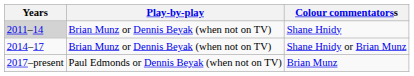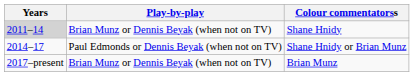(170, 46) Brian Munz or Dennis Beyak (when not on TV) -> (175, 46) Paul Edmonds or Dennis Beyak (when not on TV)
(175, 63) Paul Edmonds or Dennis Beyak (when not on TV) -> (170, 63) Brian Munz or Dennis Beyak (when not on TV)
